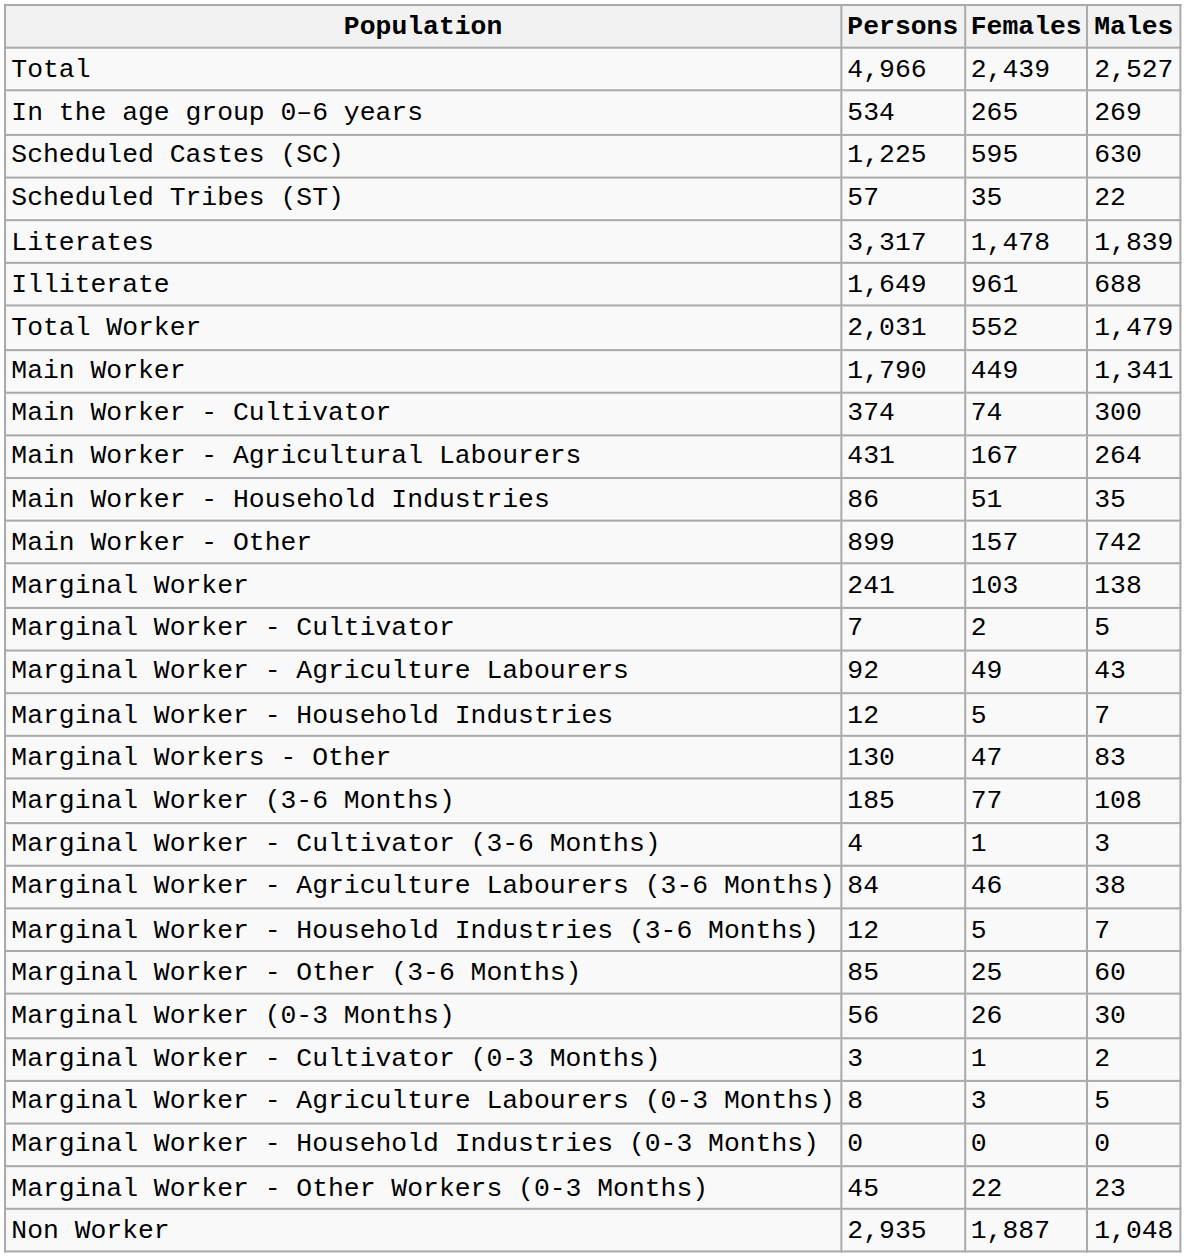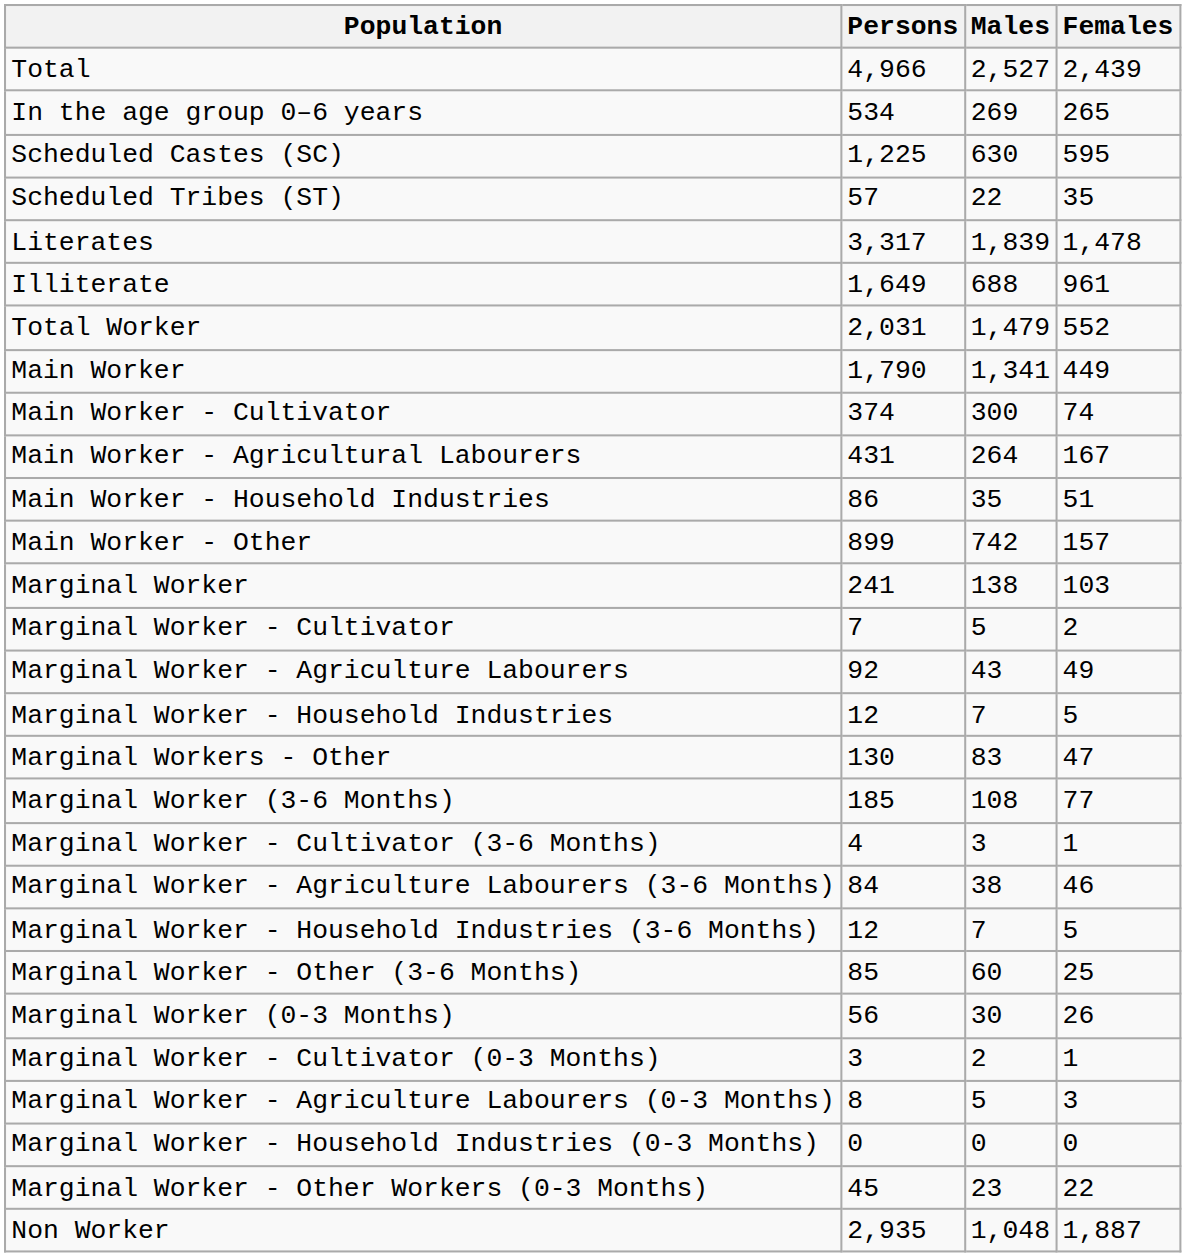columns swapped: (1134, 27) <-> (1026, 27)
